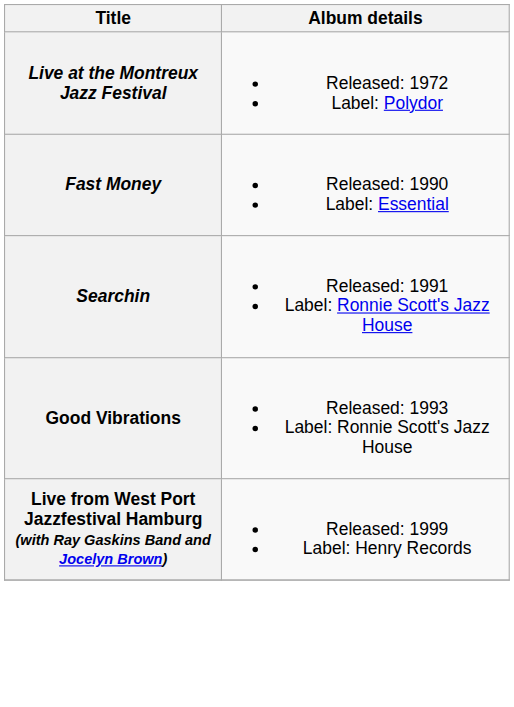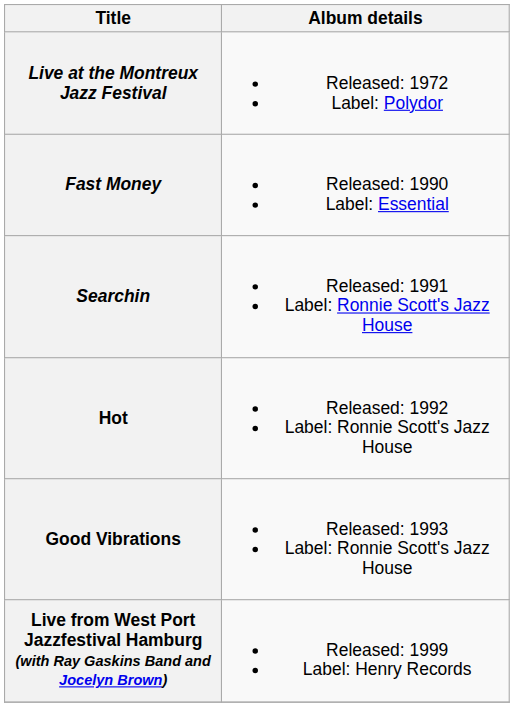+ row: (113, 417)
